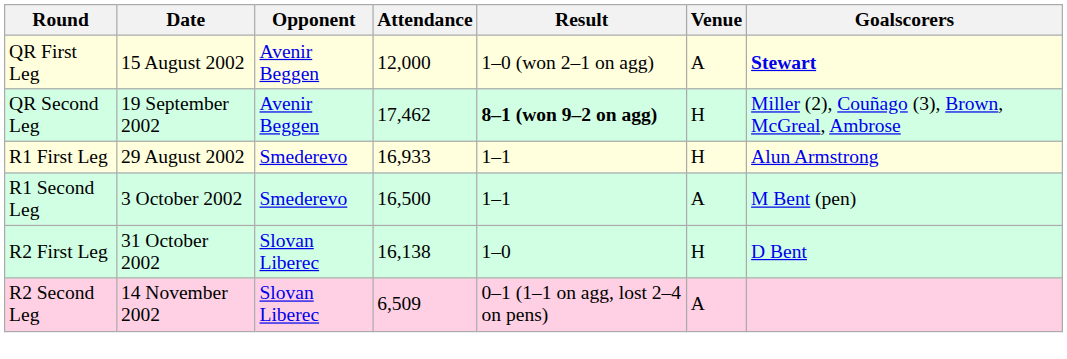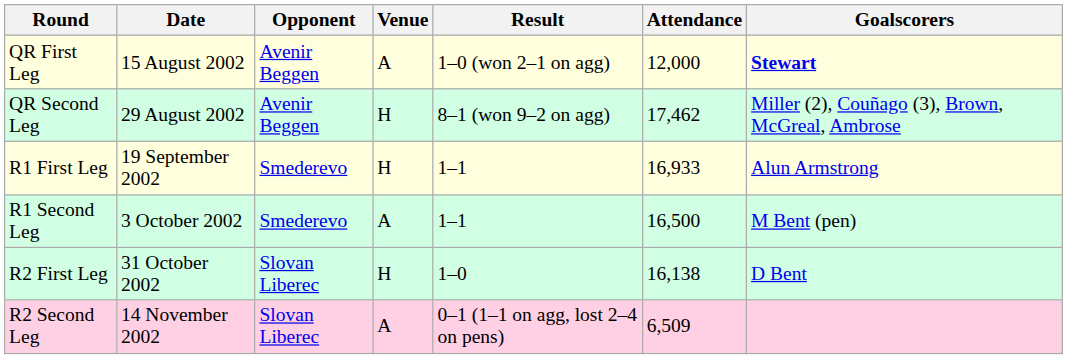columns swapped: (716, 19) <-> (425, 19)
(175, 114) 19 September 2002 -> (183, 114) 29 August 2002
(569, 114) bold -> (524, 114) normal
(183, 156) 29 August 2002 -> (175, 167) 19 September 2002
